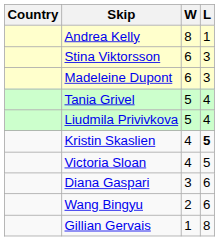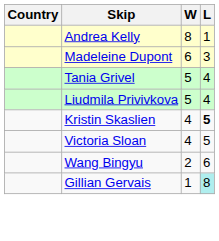- row: (112, 57)
- row: (107, 183)
(207, 225) no background -> (207, 183) paleturquoise background
